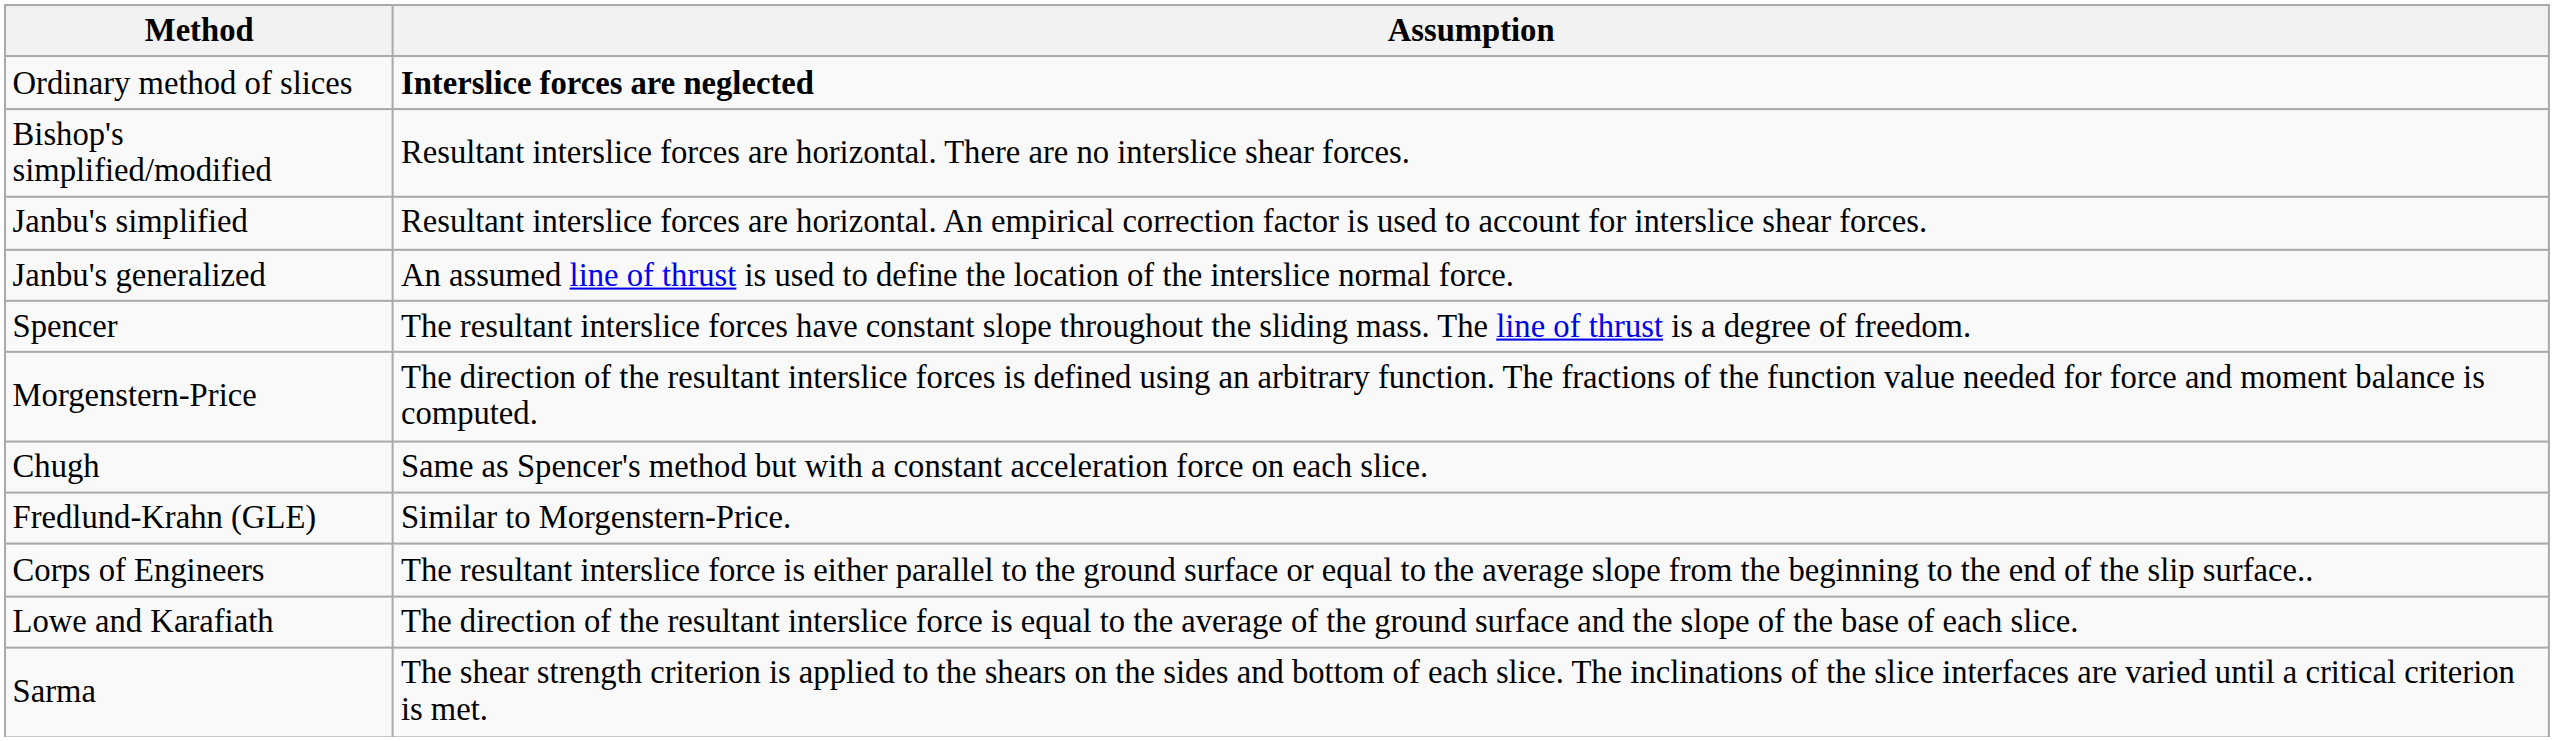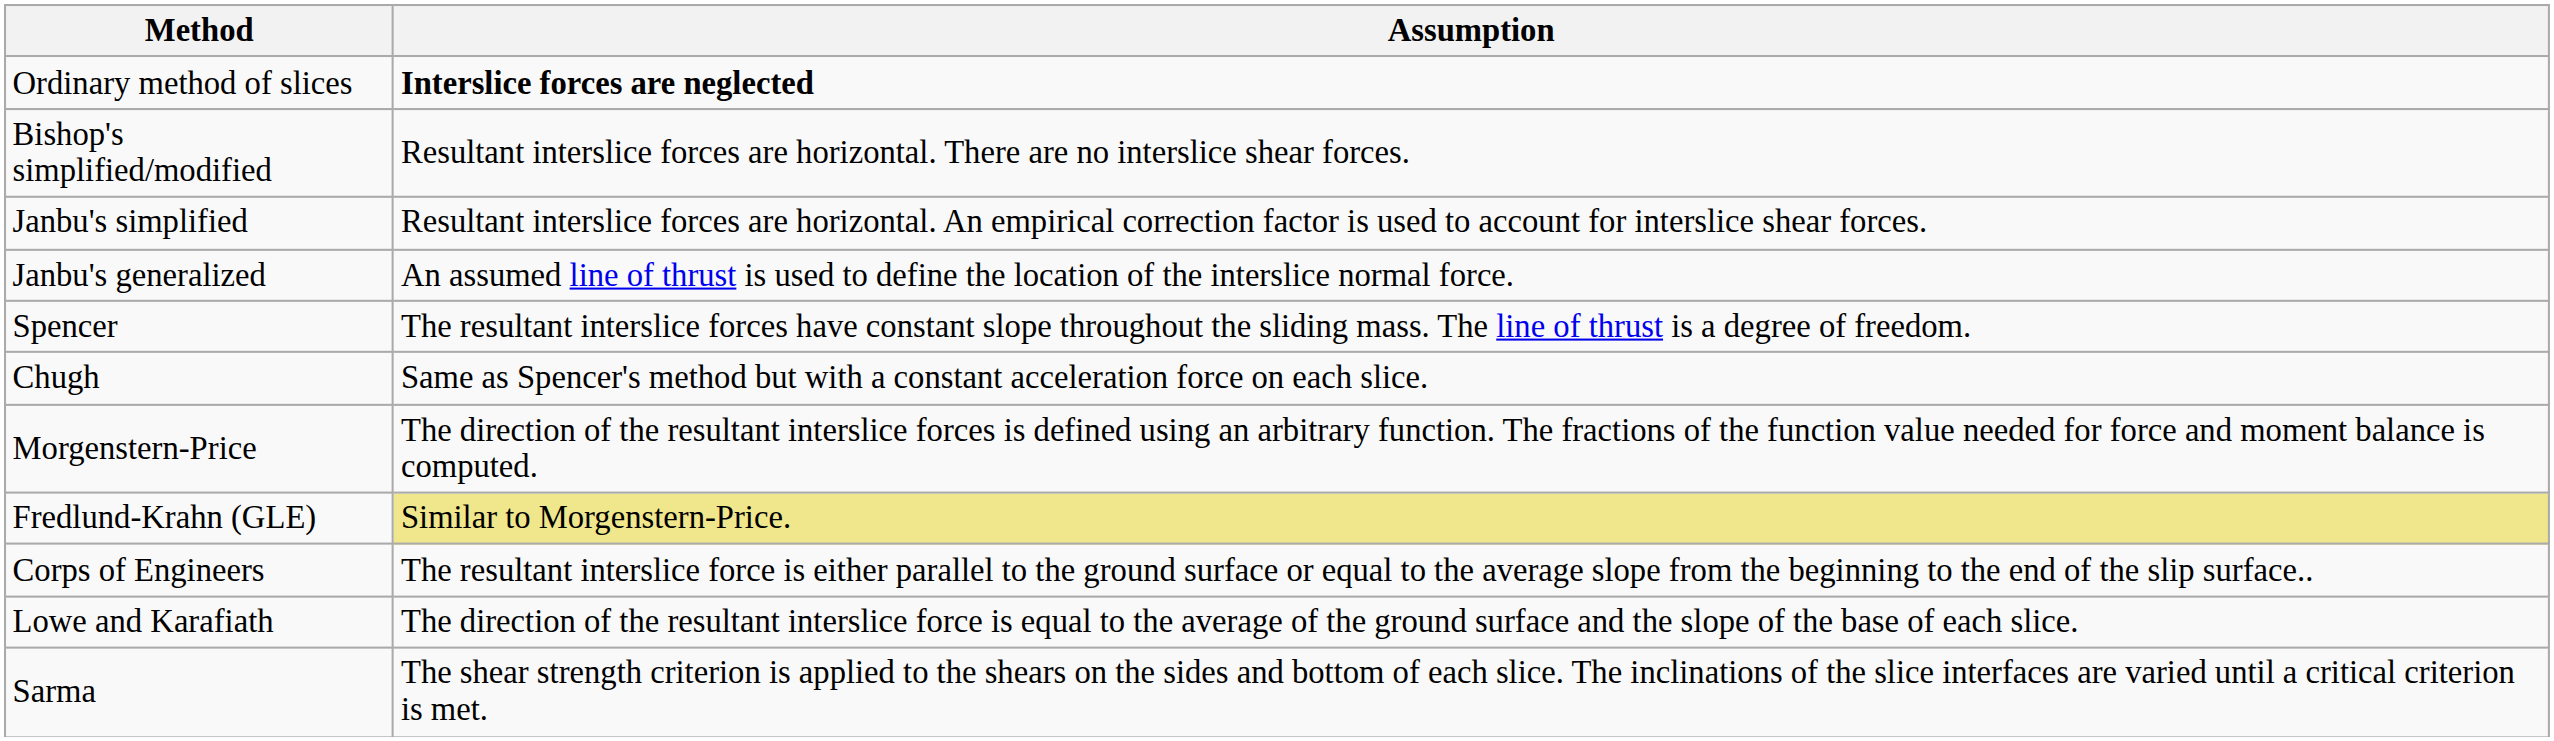rows swapped: (56, 466) <-> (135, 396)
(596, 517) no background -> (596, 517) khaki background
